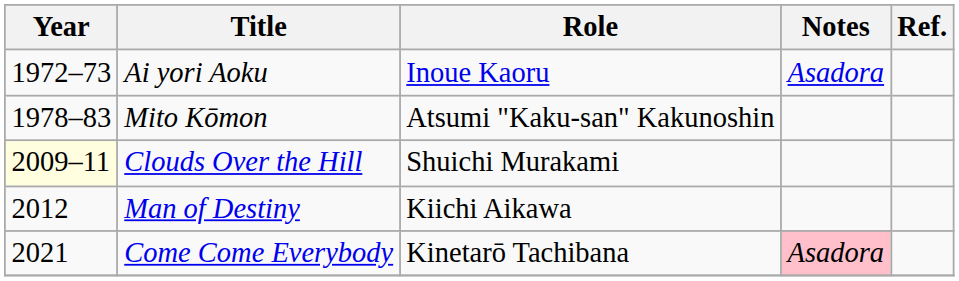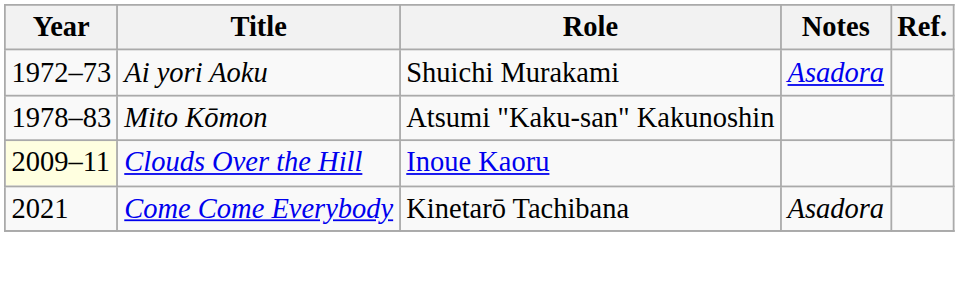(478, 72) Inoue Kaoru -> (513, 72) Shuichi Murakami
(513, 162) Shuichi Murakami -> (478, 162) Inoue Kaoru
- row: (212, 207)
(836, 252) pink background -> (836, 207) no background
